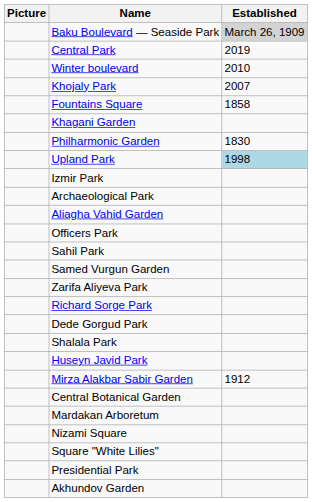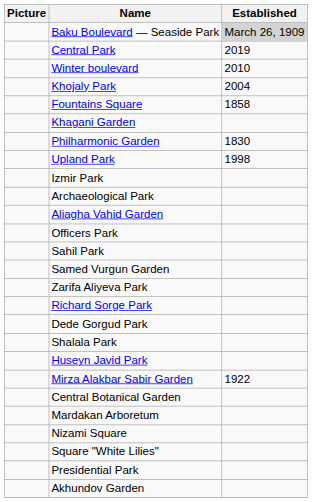(237, 86) 2007 -> (237, 86) 2004
(237, 159) lightblue background -> (237, 159) no background
(237, 379) 1912 -> (237, 379) 1922
